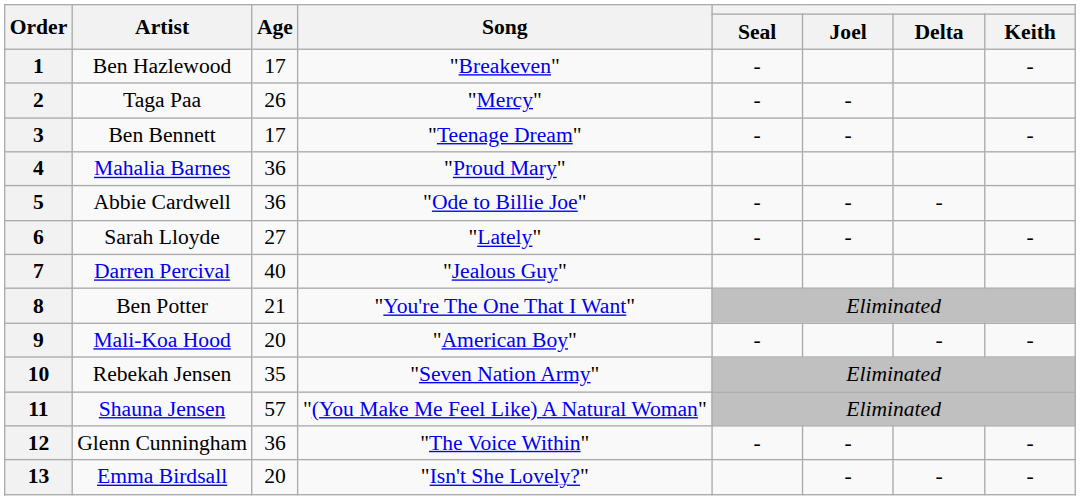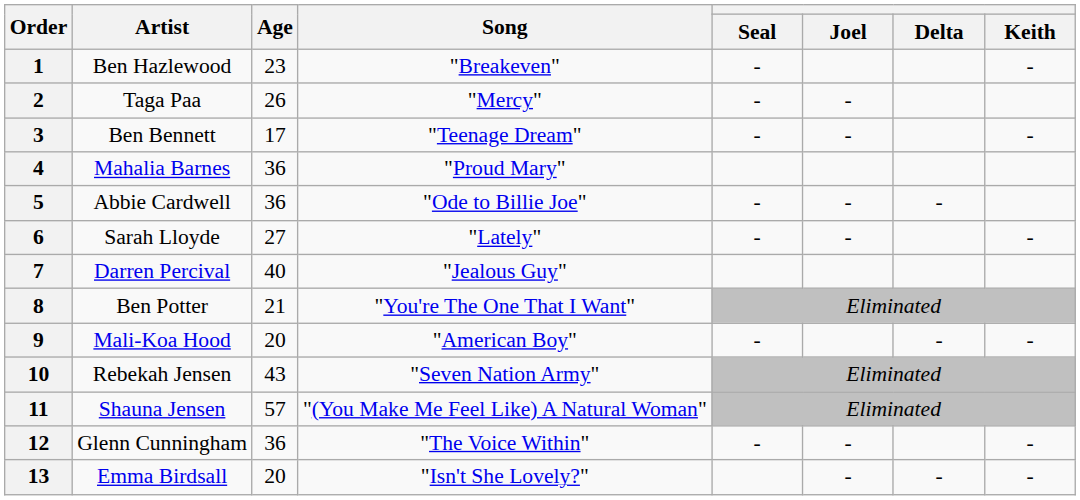(275, 65) 17 -> (275, 65) 23
(275, 374) 35 -> (275, 374) 43
